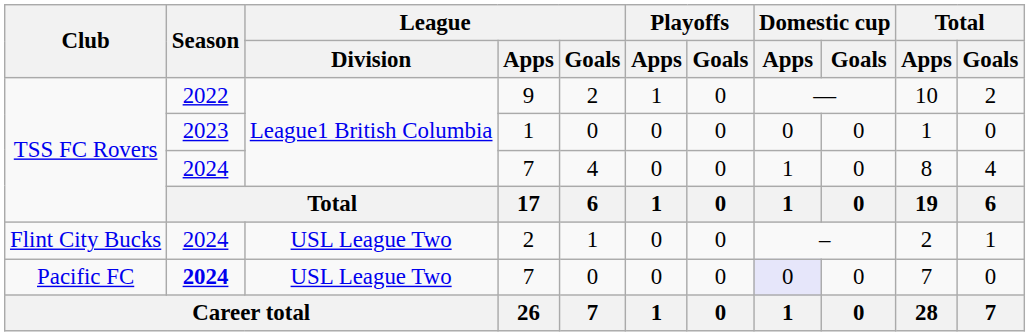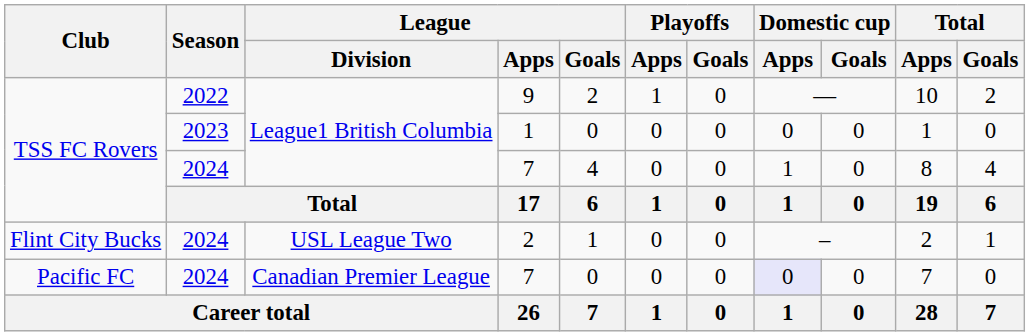(206, 276) bold -> (206, 276) normal
(371, 276) USL League Two -> (371, 276) Canadian Premier League
